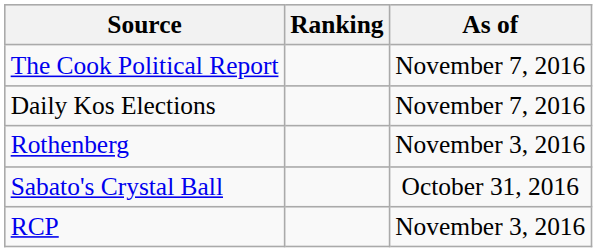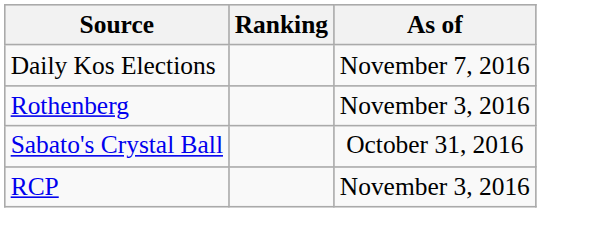- row: (145, 65)
